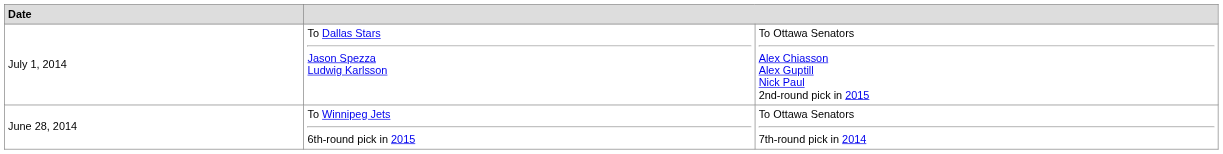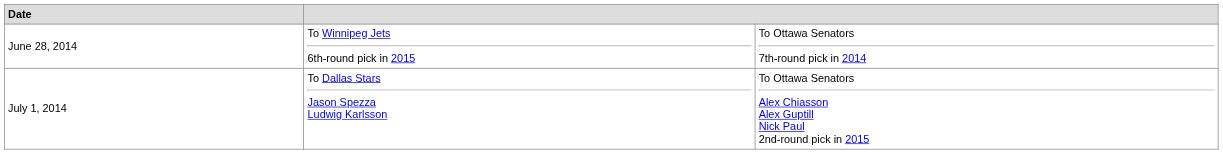rows swapped: (43, 127) <-> (37, 64)
